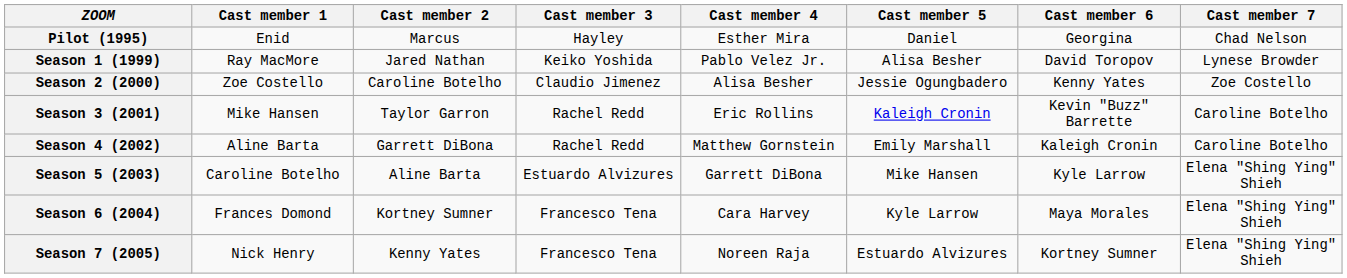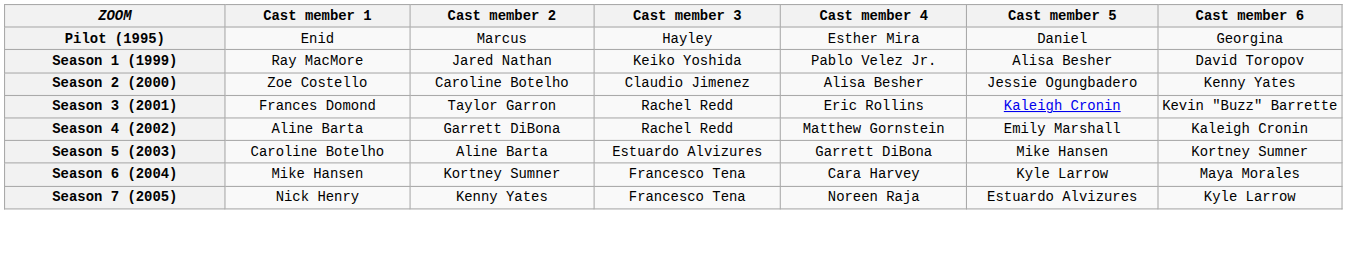- column: (1261, 16)
(273, 115) Mike Hansen -> (317, 107) Frances Domond
(1099, 176) Kyle Larrow -> (1250, 152) Kortney Sumner
(273, 215) Frances Domond -> (317, 175) Mike Hansen
(1099, 253) Kortney Sumner -> (1250, 197) Kyle Larrow
